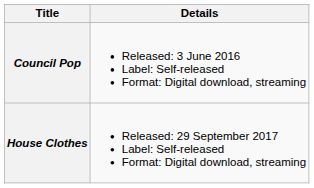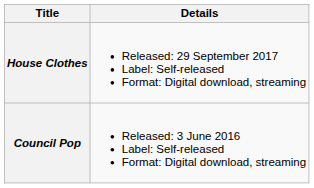rows swapped: (47, 62) <-> (47, 143)
